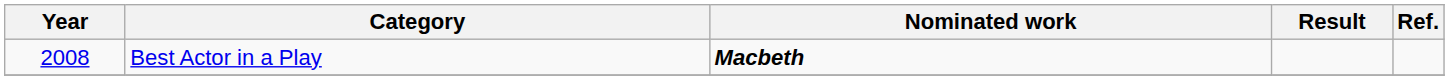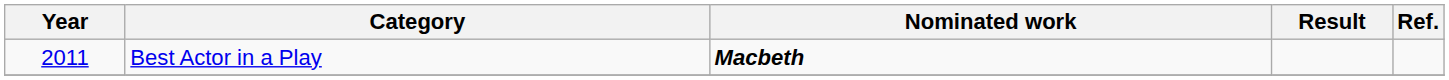(65, 57) 2008 -> (65, 57) 2011
